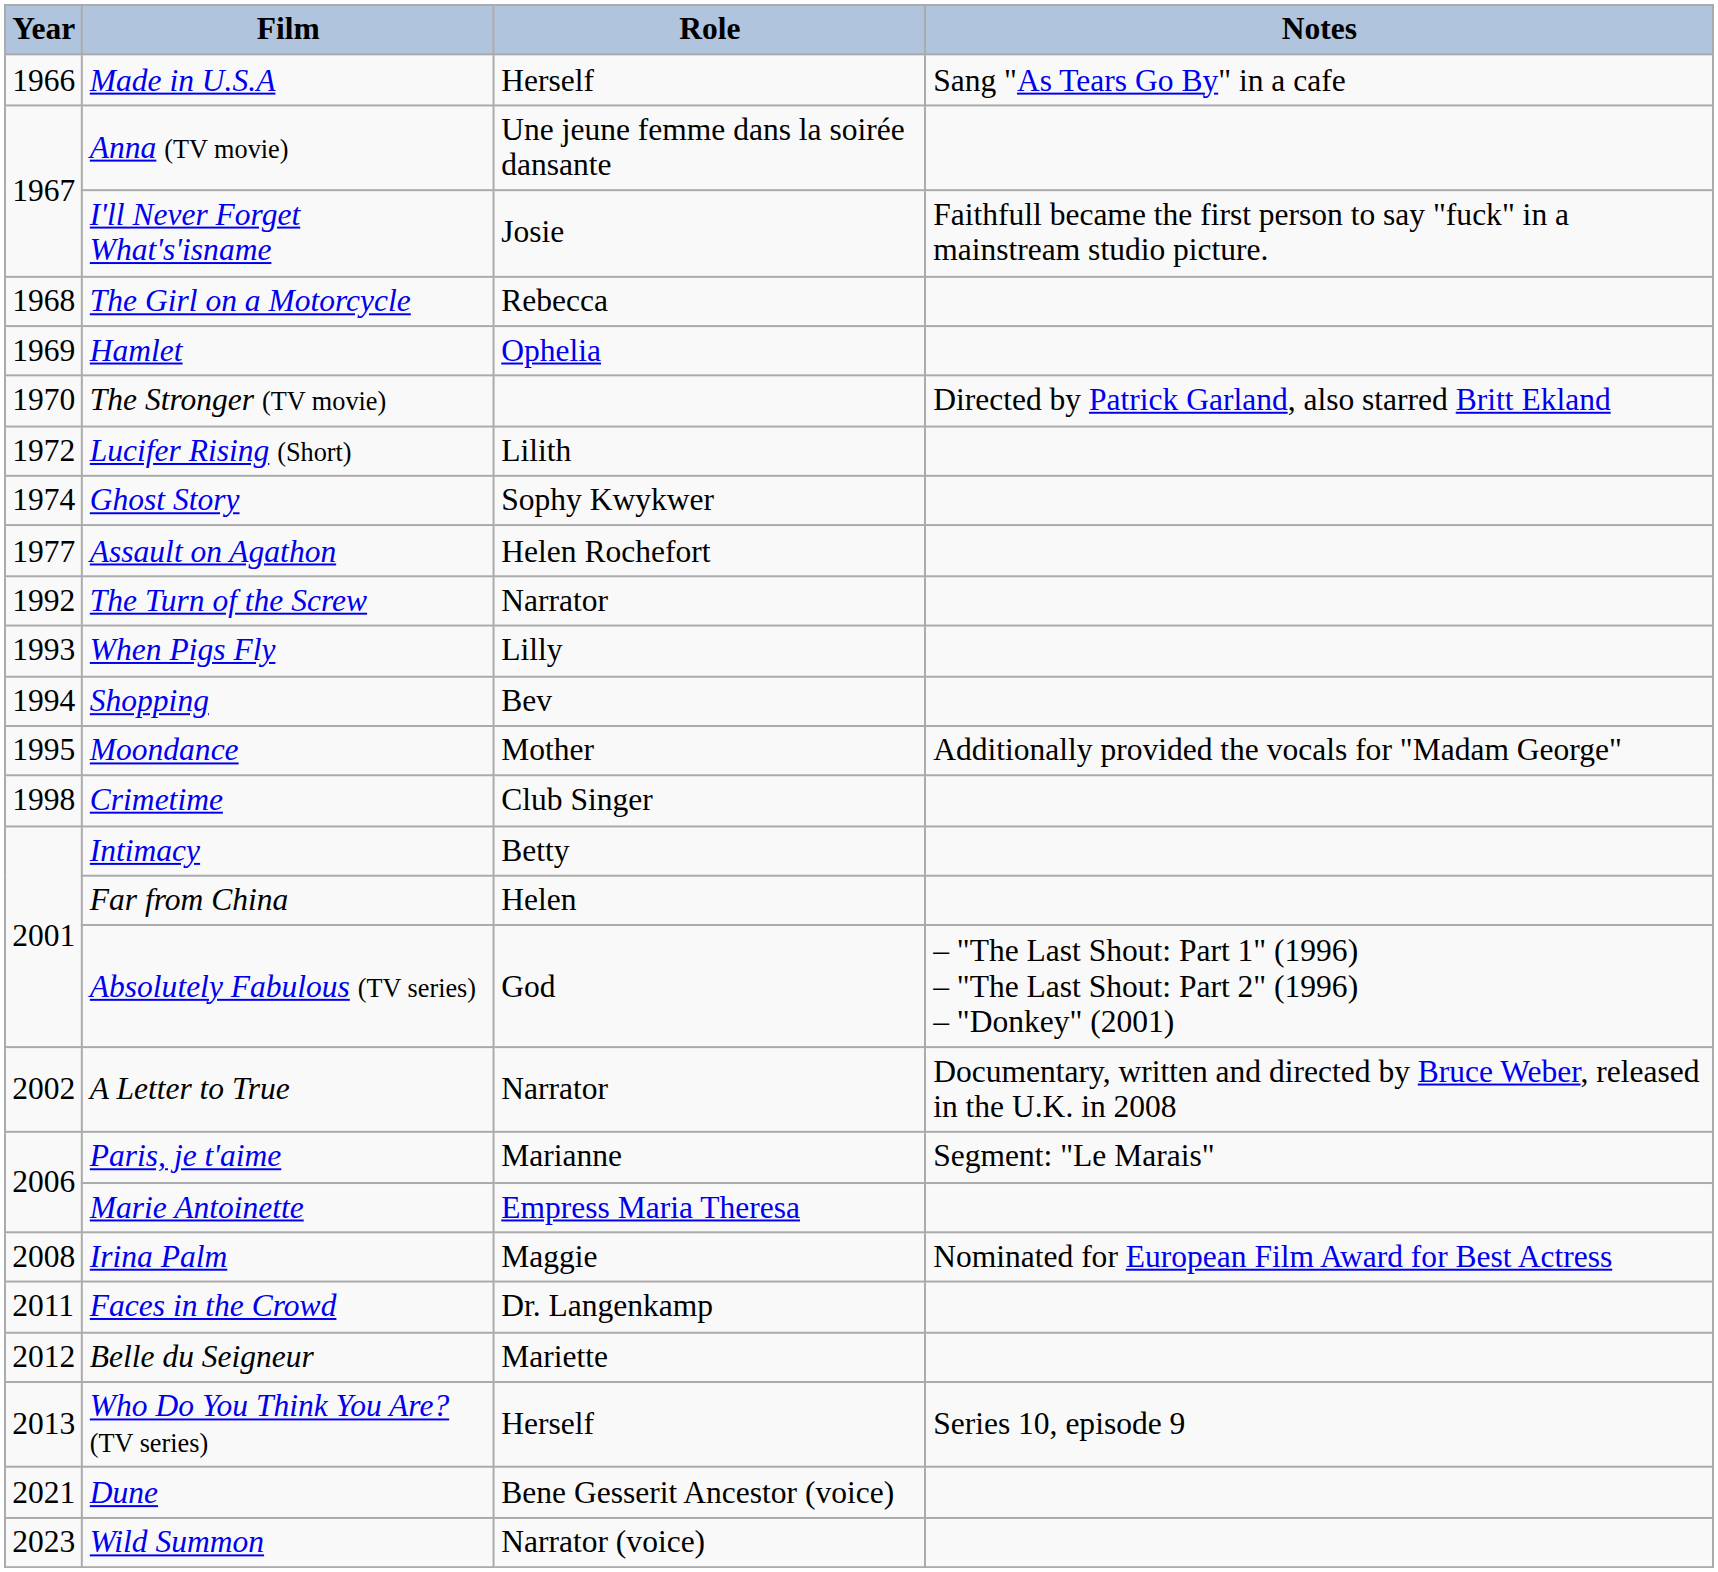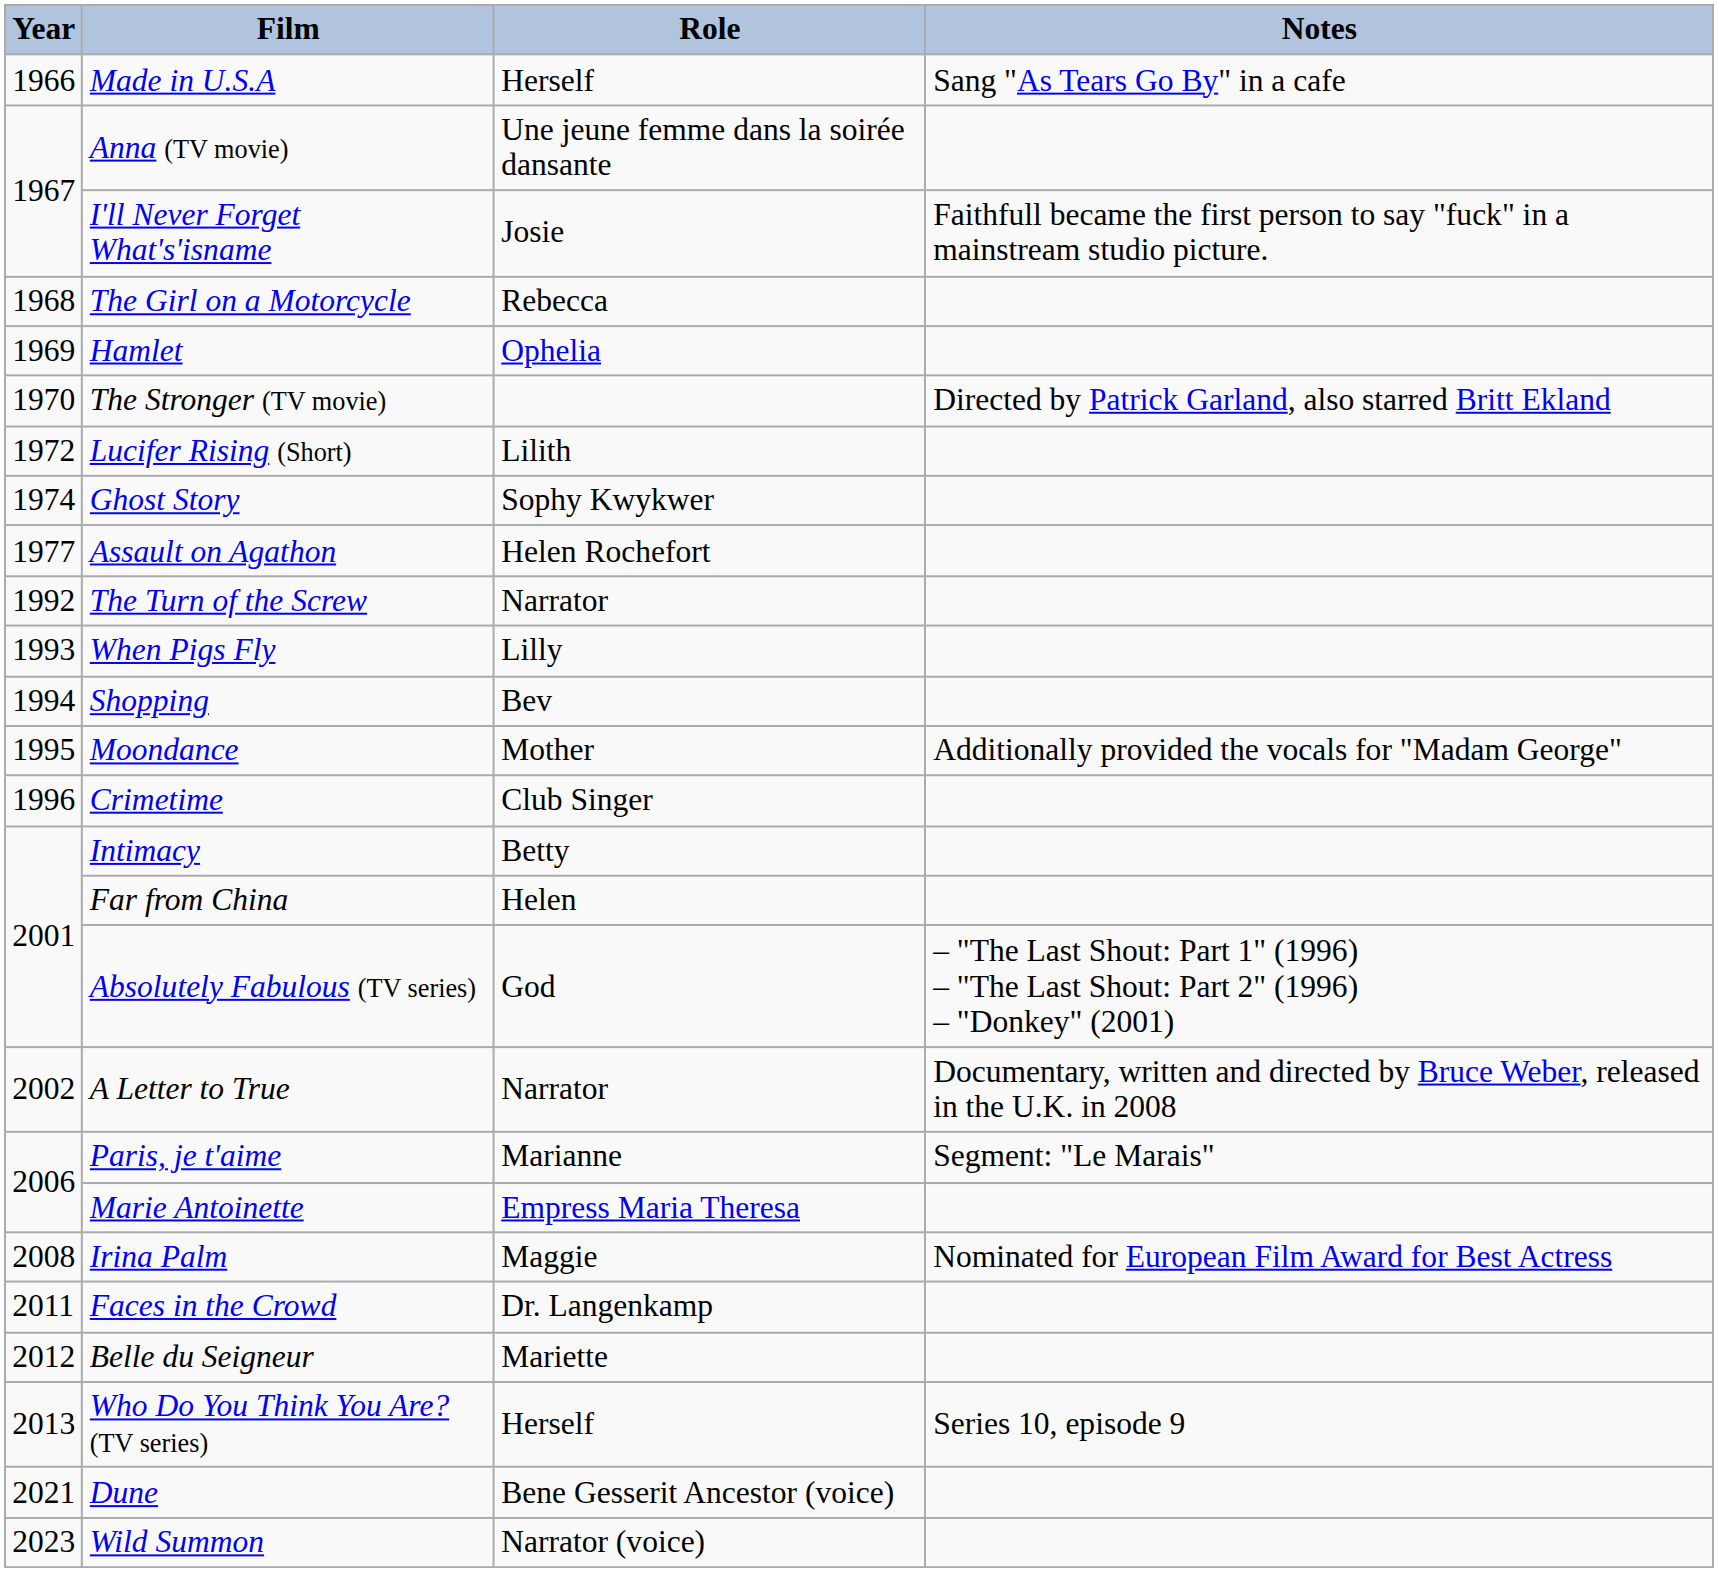(44, 800) 1998 -> (44, 800) 1996
